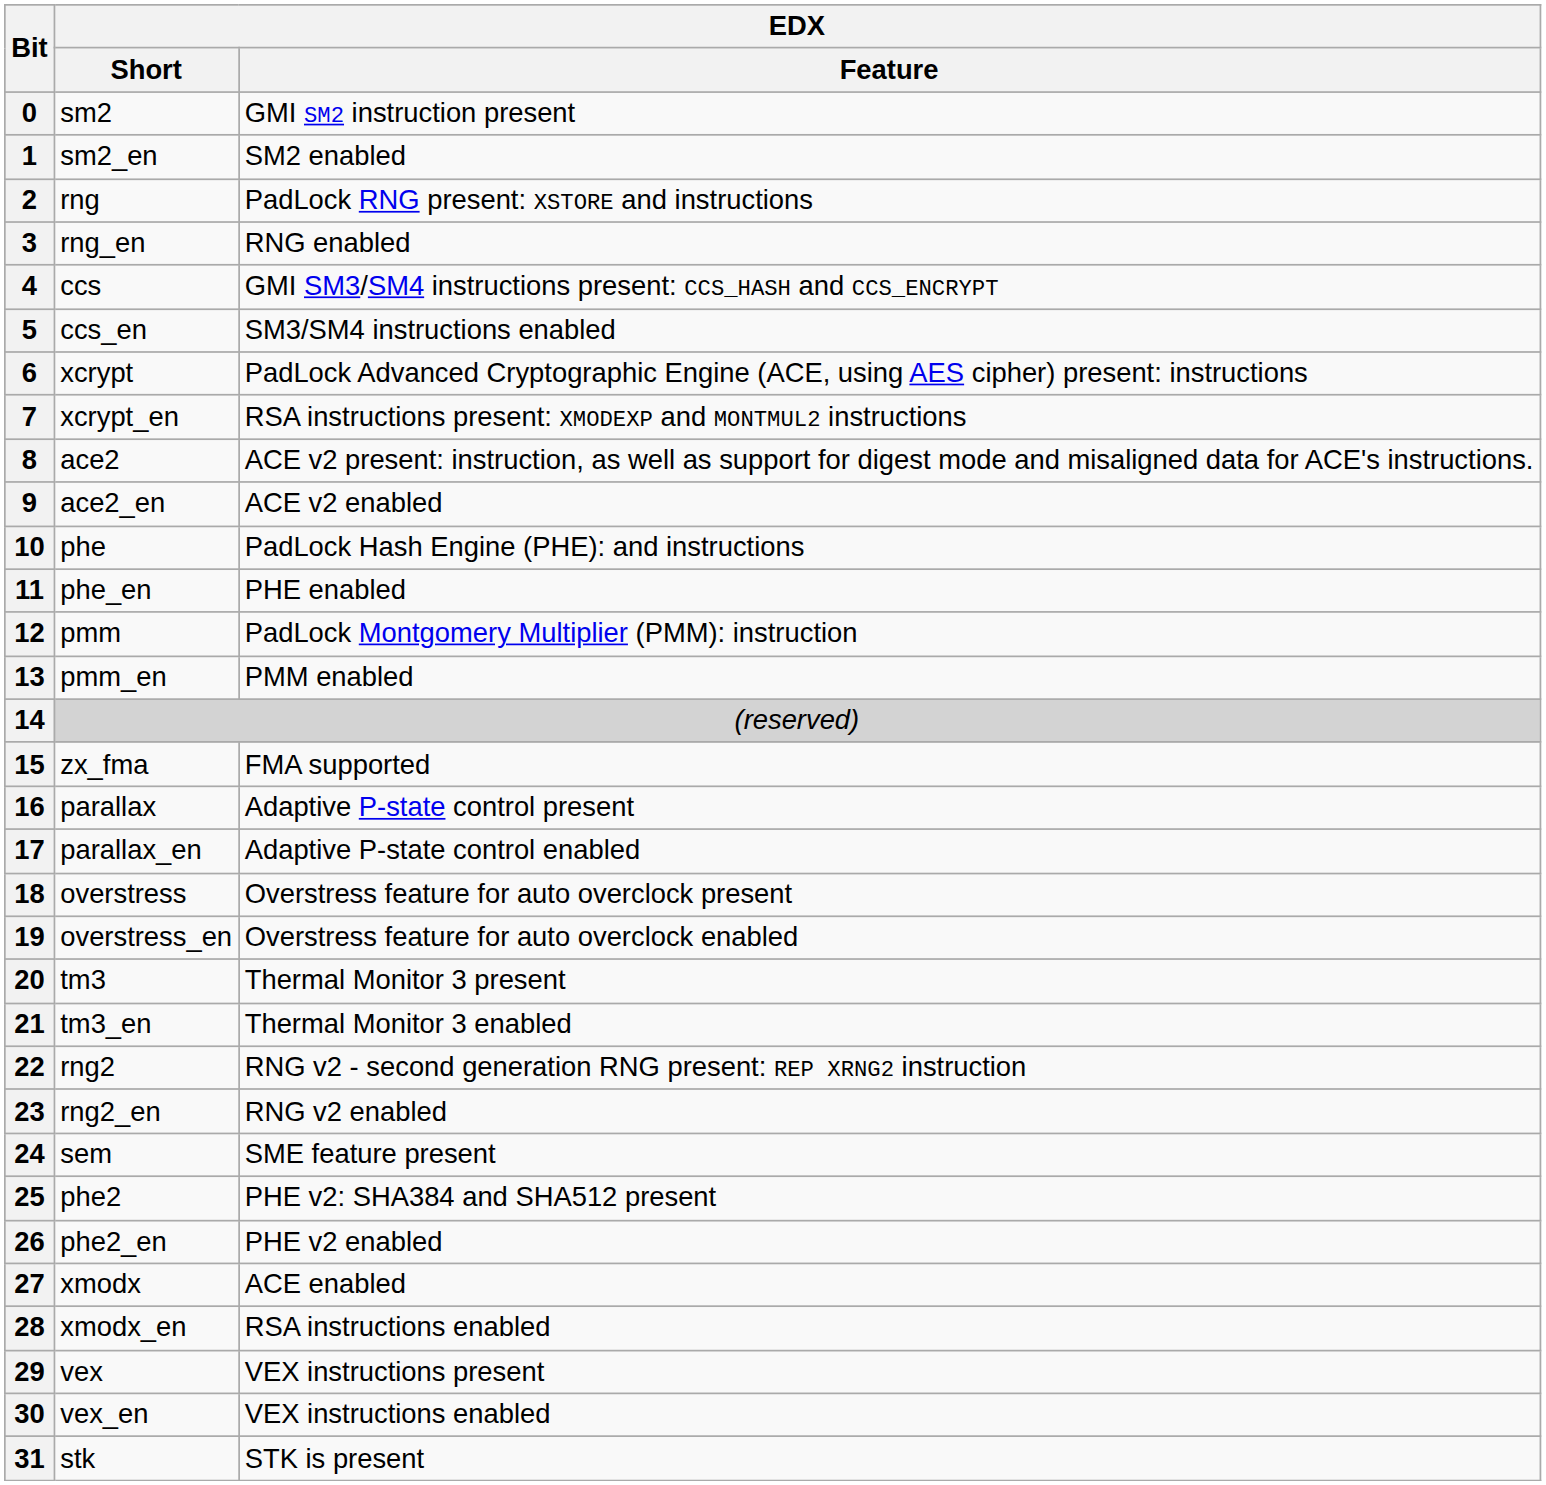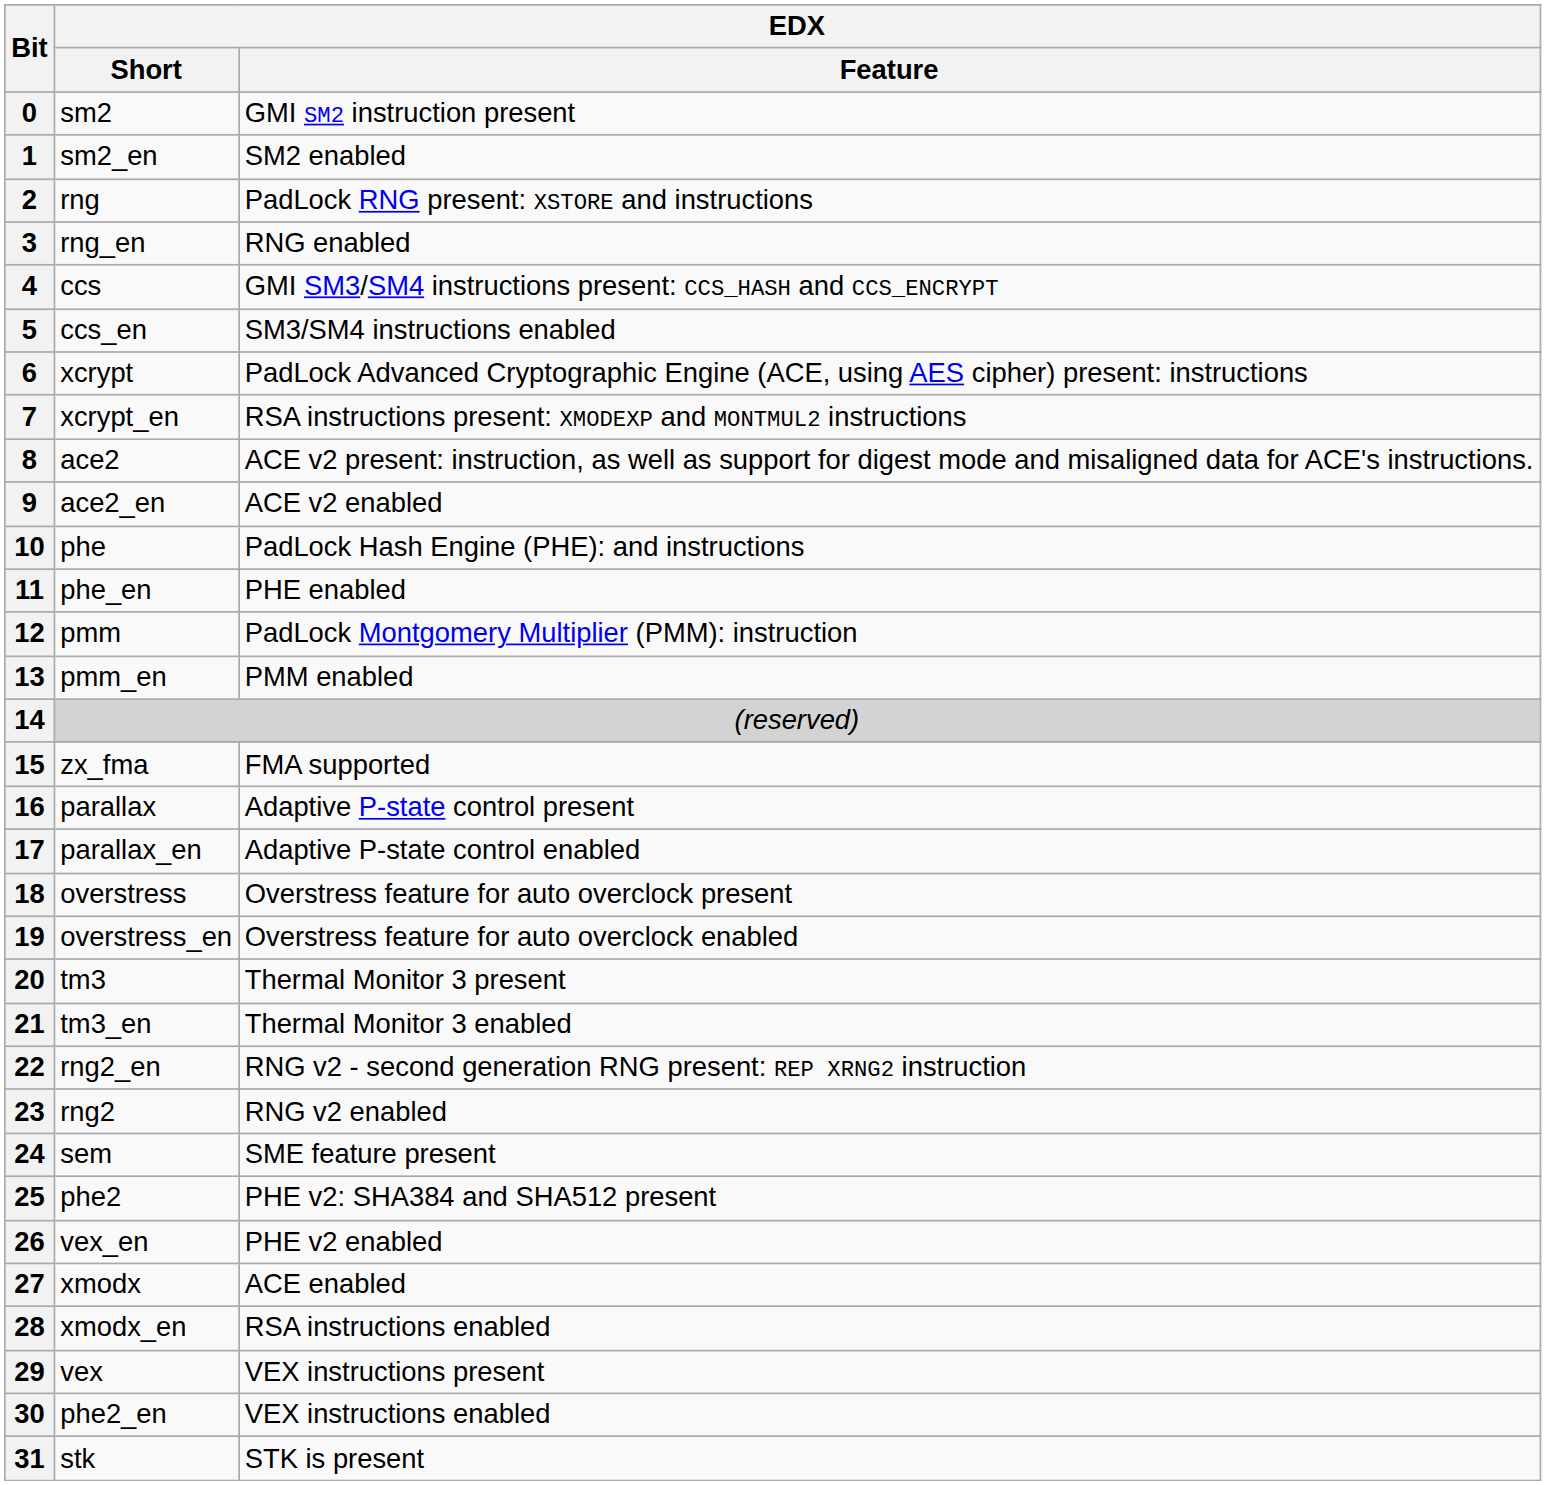(88, 1067) rng2 -> (110, 1067) rng2_en
(110, 1110) rng2_en -> (88, 1110) rng2
(114, 1241) phe2_en -> (104, 1241) vex_en
(104, 1414) vex_en -> (114, 1414) phe2_en
